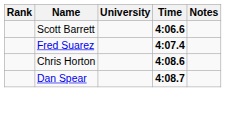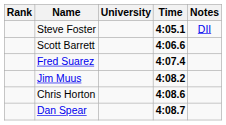+ row: (66, 29)
+ row: (59, 78)
